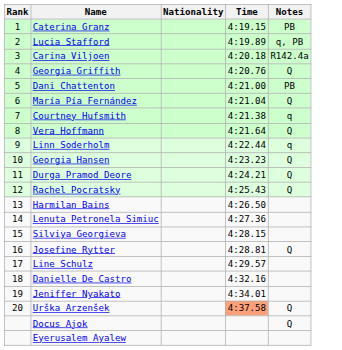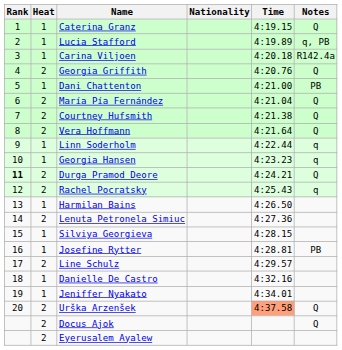+ column: (44, 12)
(290, 27) PB -> (316, 27) Q
(290, 116) q -> (316, 116) Q
(290, 160) Q -> (316, 160) q
(17, 175) normal -> (17, 175) bold
(290, 190) Q -> (316, 190) q
(290, 249) Q -> (316, 249) PB
